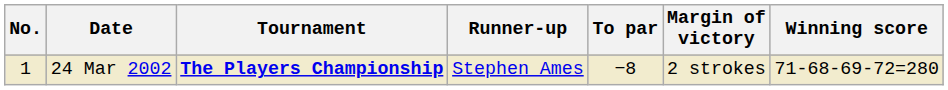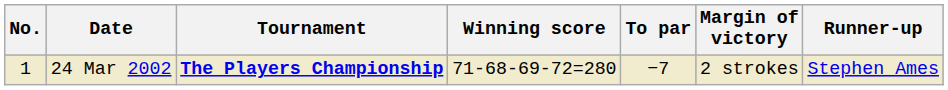columns swapped: (857, 30) <-> (518, 30)
(625, 70) −8 -> (658, 70) −7
